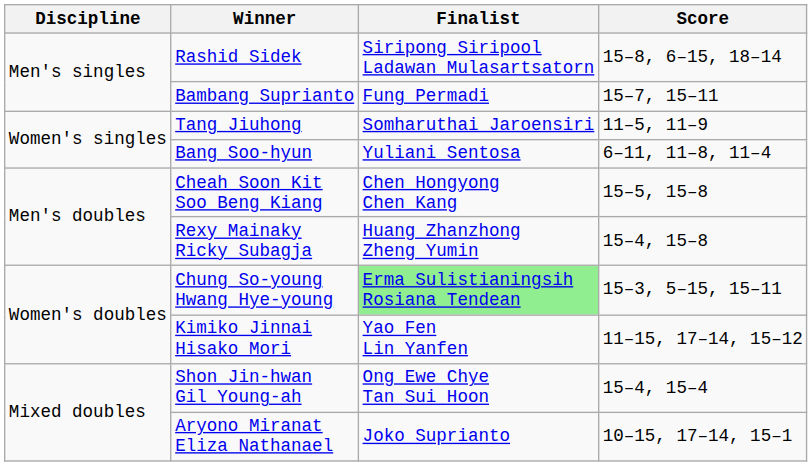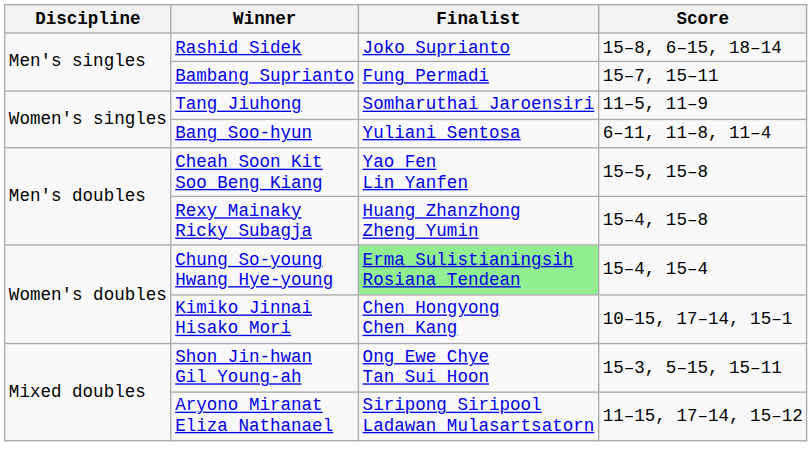(478, 58) Siripong Siripool Ladawan Mulasartsatorn -> (436, 48) Joko Suprianto
(431, 192) Chen Hongyong Chen Kang -> (415, 172) Yao Fen Lin Yanfen
(692, 290) 15–3, 5–15, 15–11 -> (655, 270) 15–4, 15–4
(415, 339) Yao Fen Lin Yanfen -> (431, 319) Chen Hongyong Chen Kang
(703, 339) 11–15, 17–14, 15–12 -> (697, 319) 10–15, 17–14, 15–1
(655, 388) 15–4, 15–4 -> (692, 368) 15–3, 5–15, 15–11
(436, 437) Joko Suprianto -> (478, 416) Siripong Siripool Ladawan Mulasartsatorn
(697, 437) 10–15, 17–14, 15–1 -> (703, 416) 11–15, 17–14, 15–12
